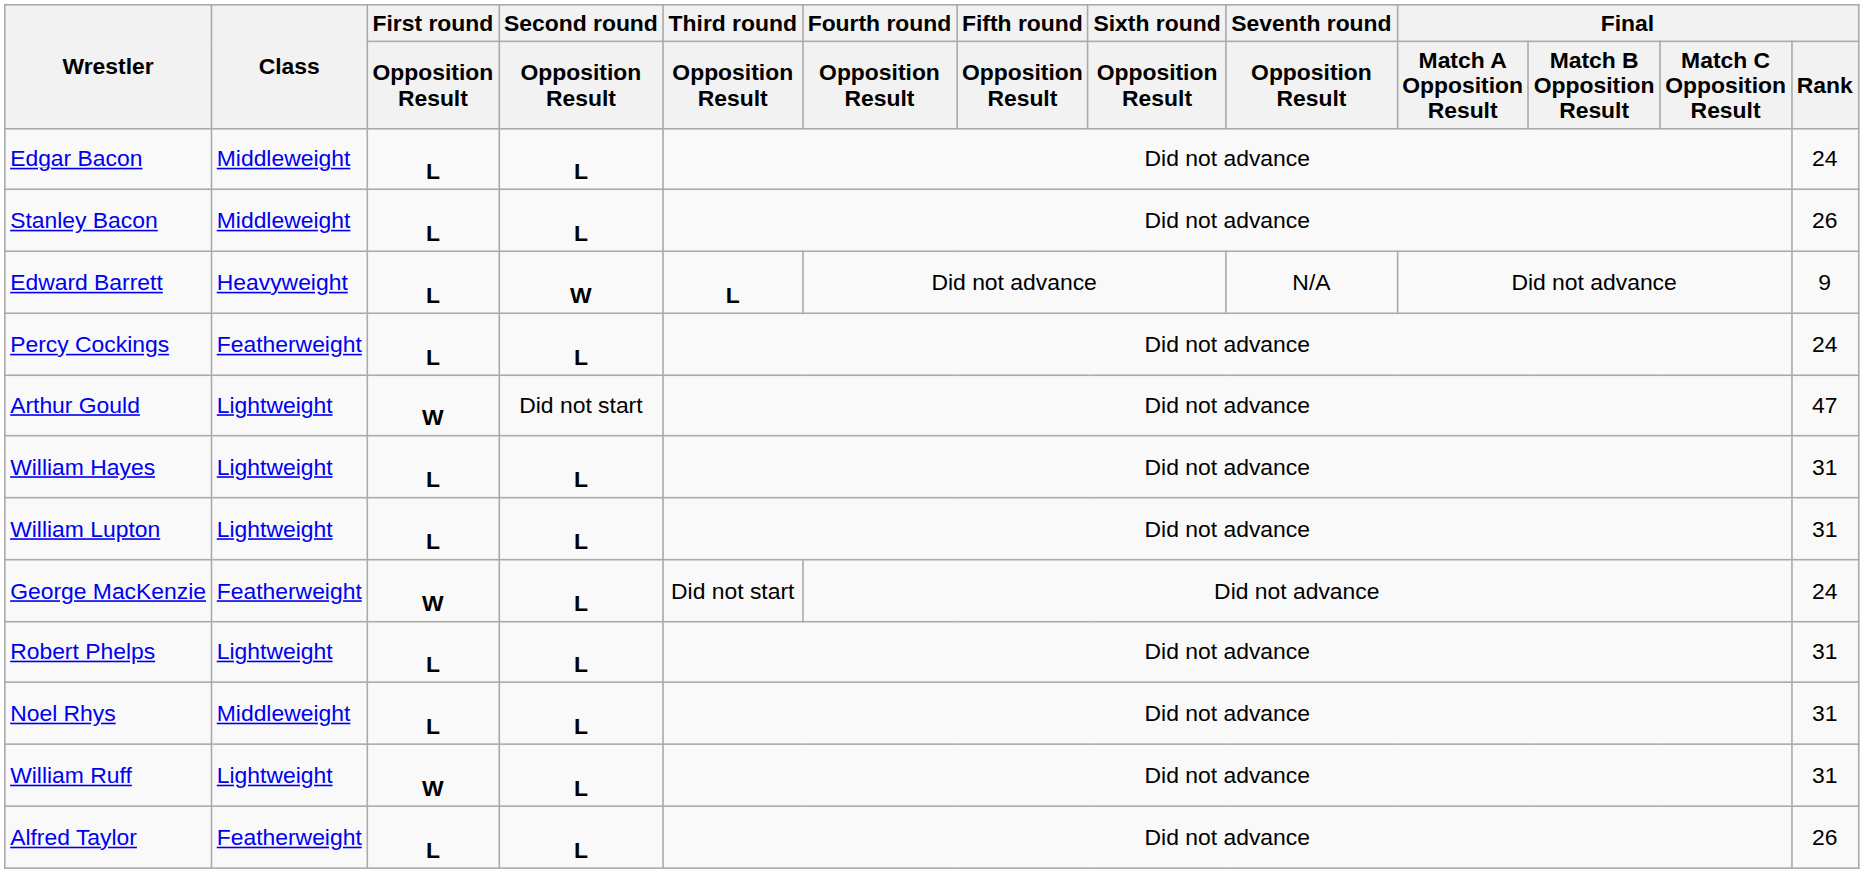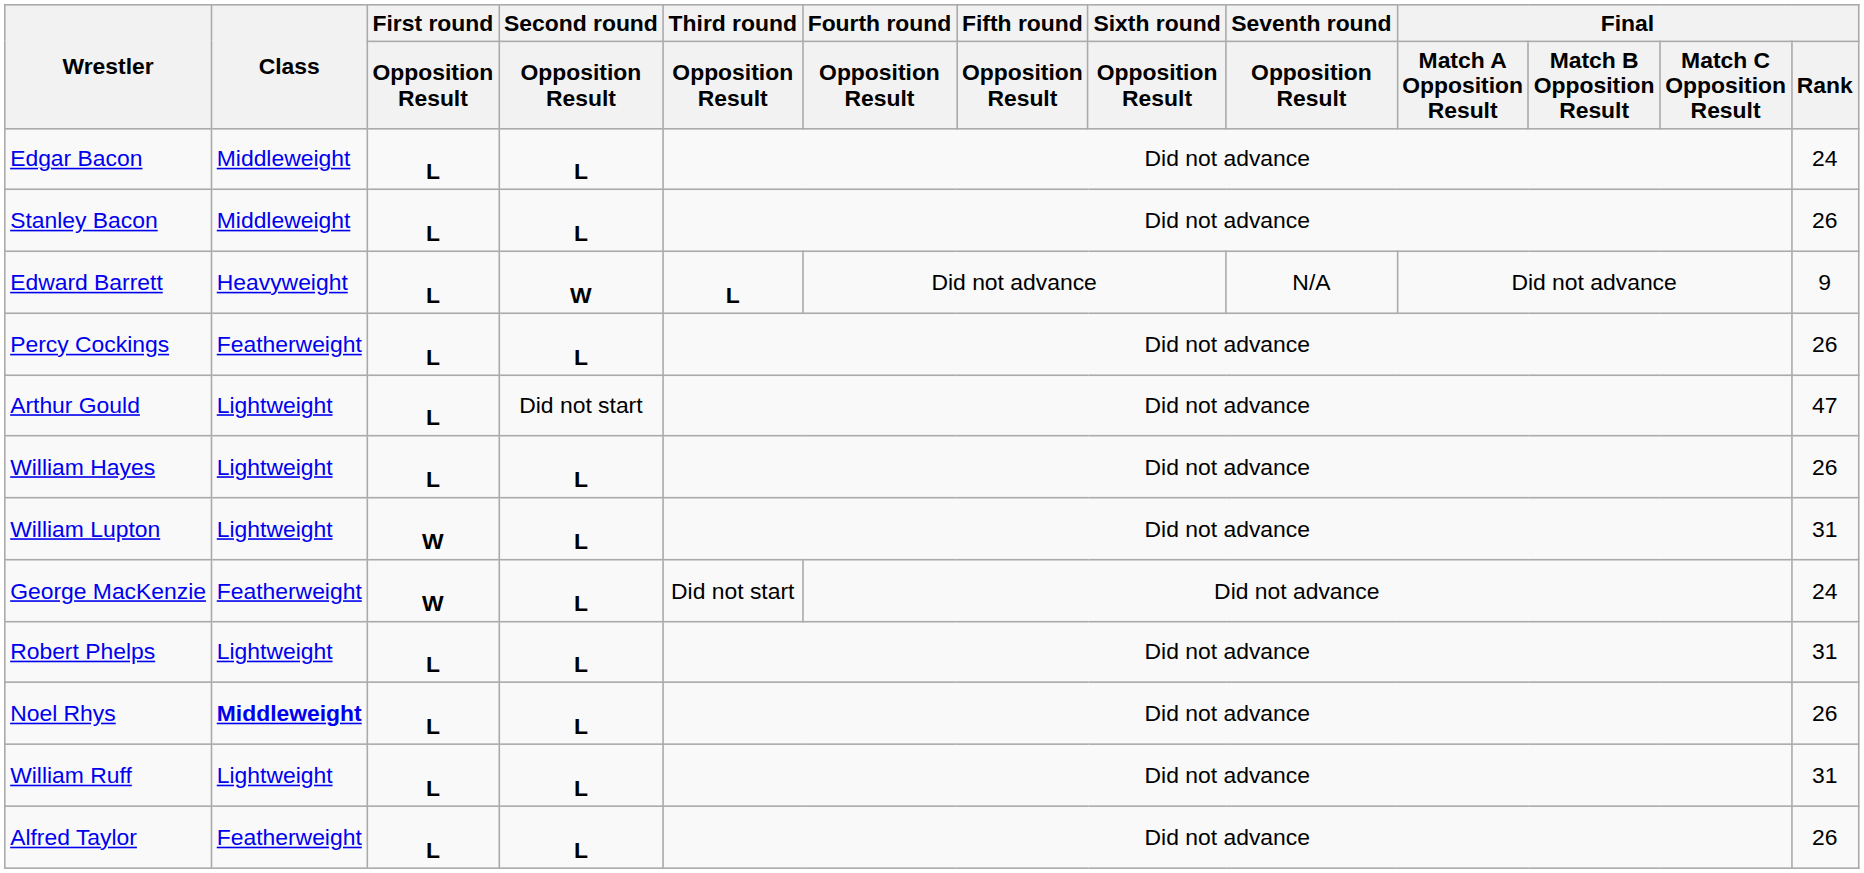(1825, 344) 24 -> (1825, 344) 26
(433, 418) W -> (433, 418) L
(1825, 467) 31 -> (1825, 467) 26
(433, 542) L -> (433, 542) W
(284, 714) normal -> (289, 714) bold
(1825, 714) 31 -> (1825, 714) 26
(433, 788) W -> (433, 788) L
